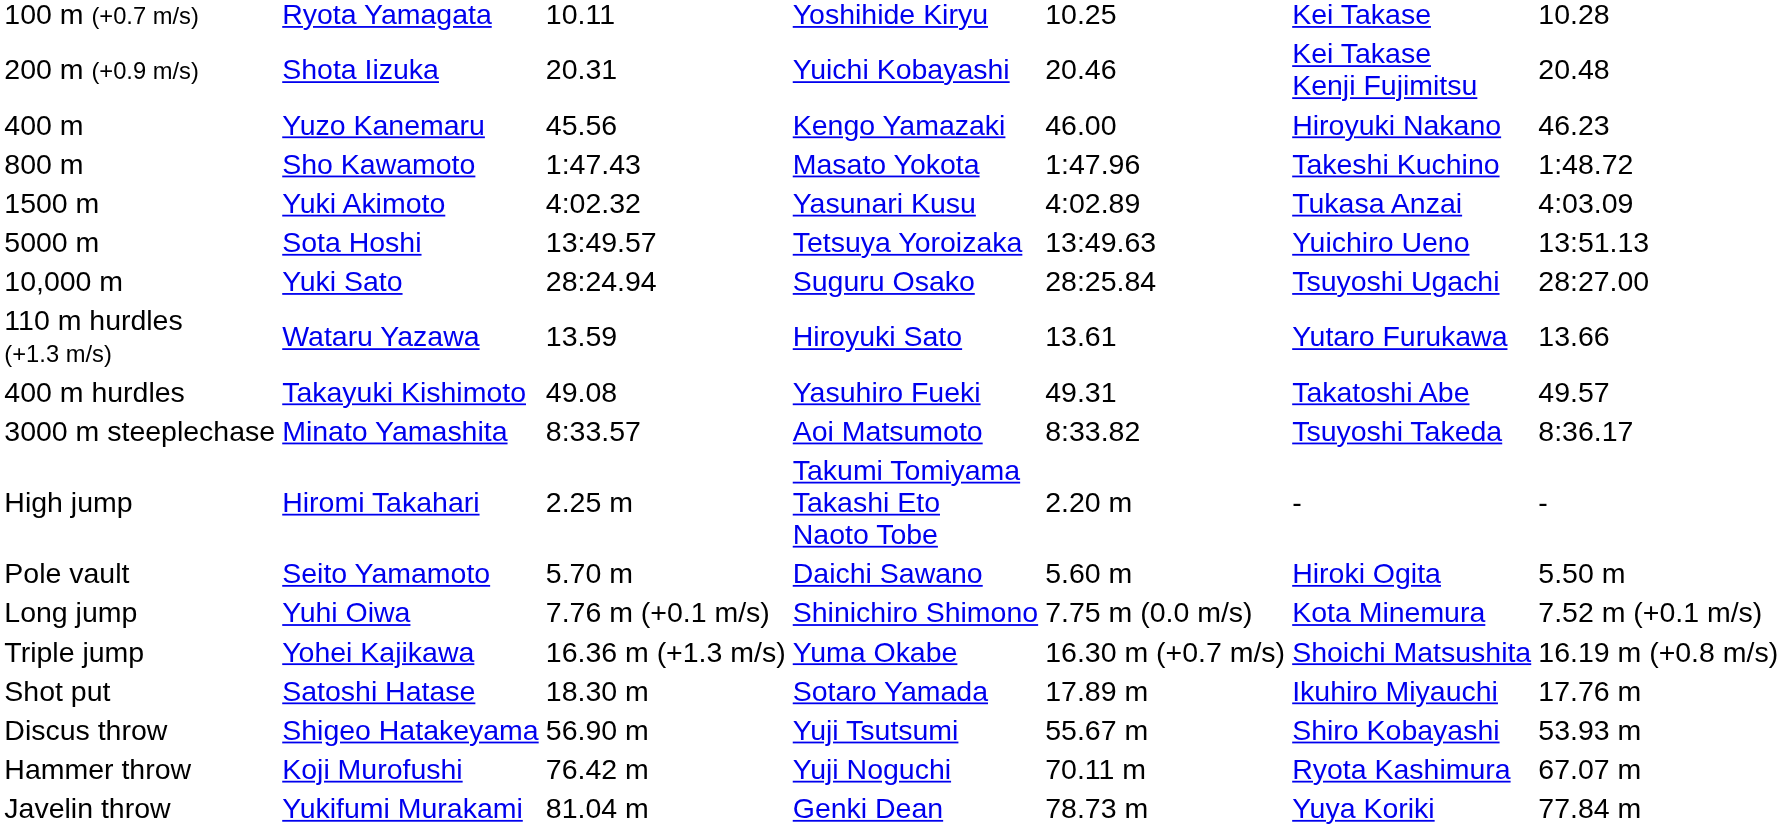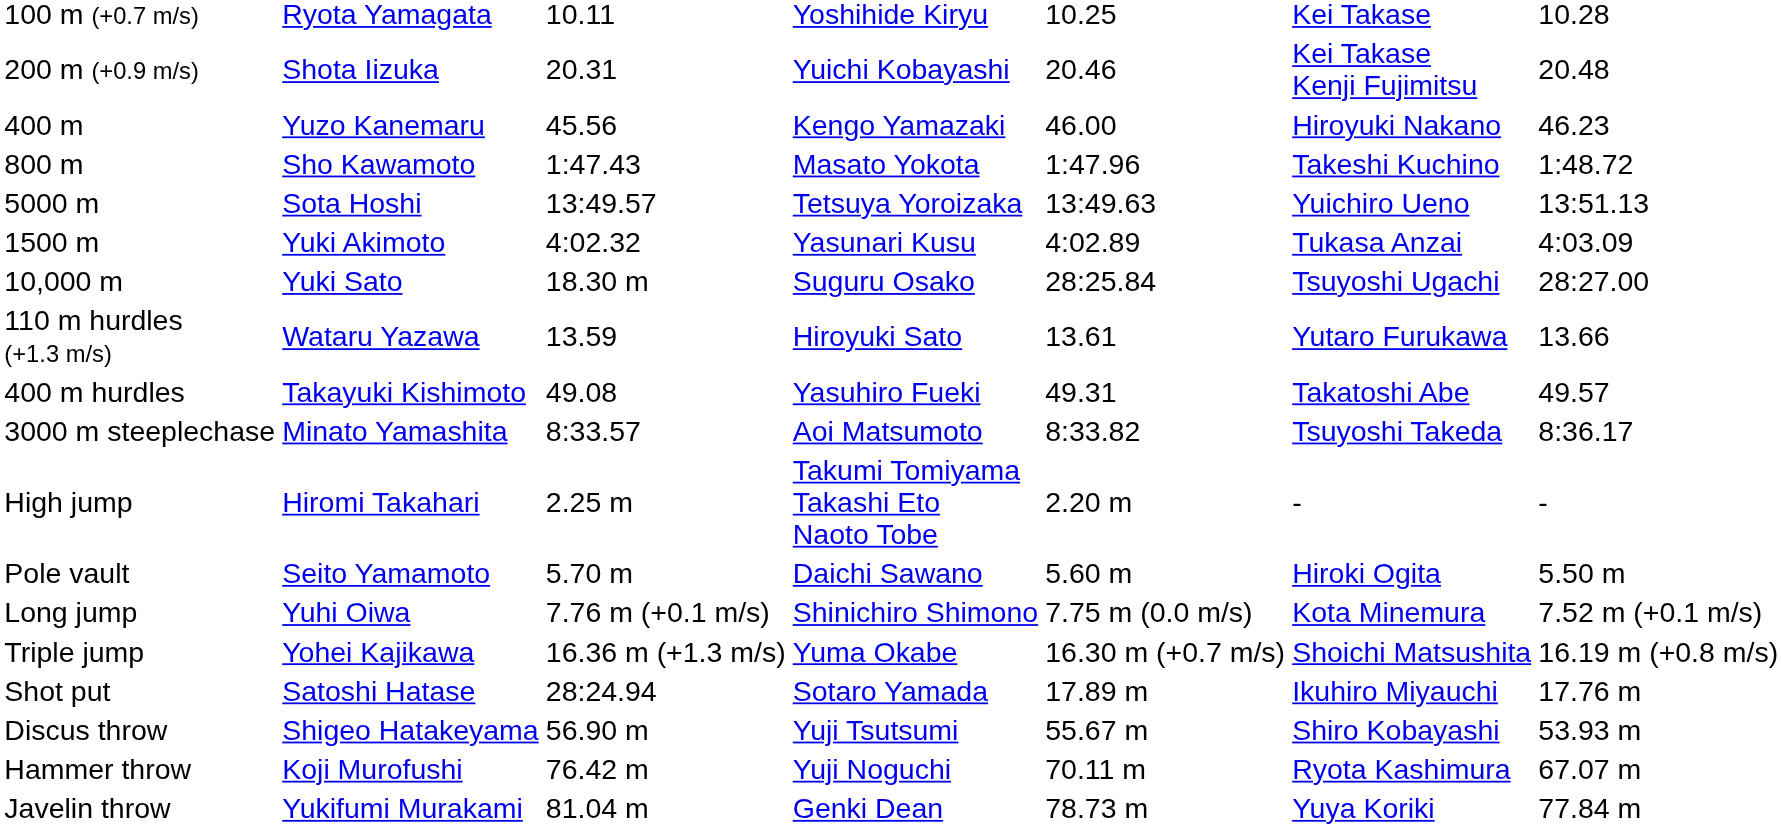rows swapped: (52, 203) <-> (52, 242)
(601, 281) 28:24.94 -> (597, 281) 18.30 m
(597, 691) 18.30 m -> (601, 691) 28:24.94
